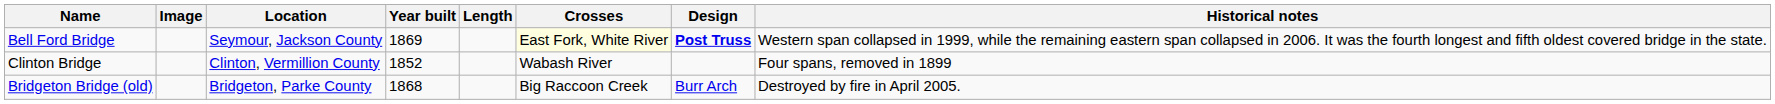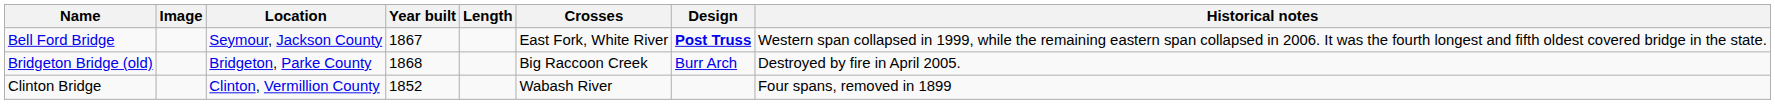(406, 39) 1869 -> (406, 39) 1867
(594, 39) lightyellow background -> (594, 39) no background
rows swapped: (80, 87) <-> (55, 63)
